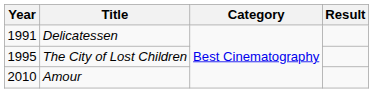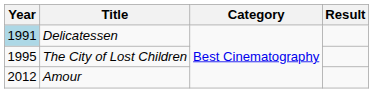(22, 35) no background -> (22, 35) lightblue background
(22, 77) 2010 -> (22, 77) 2012
